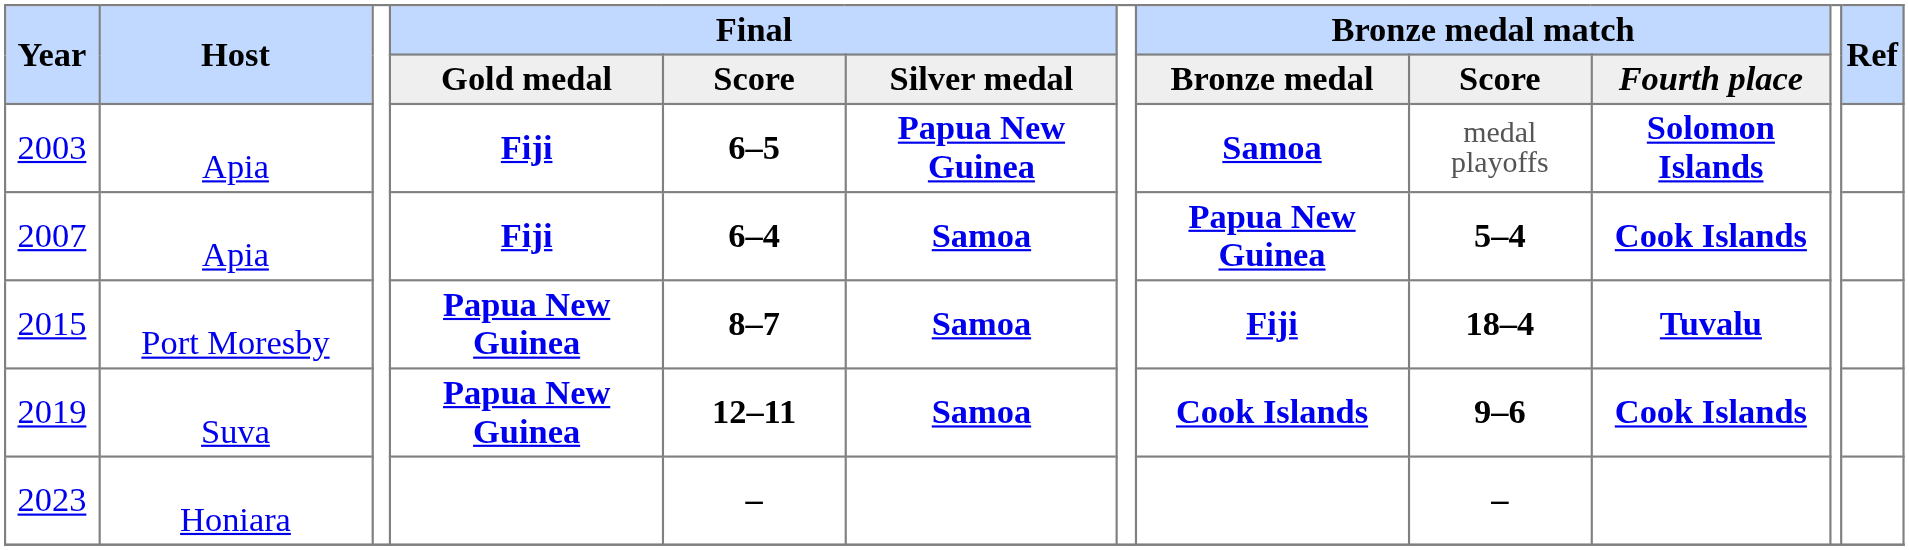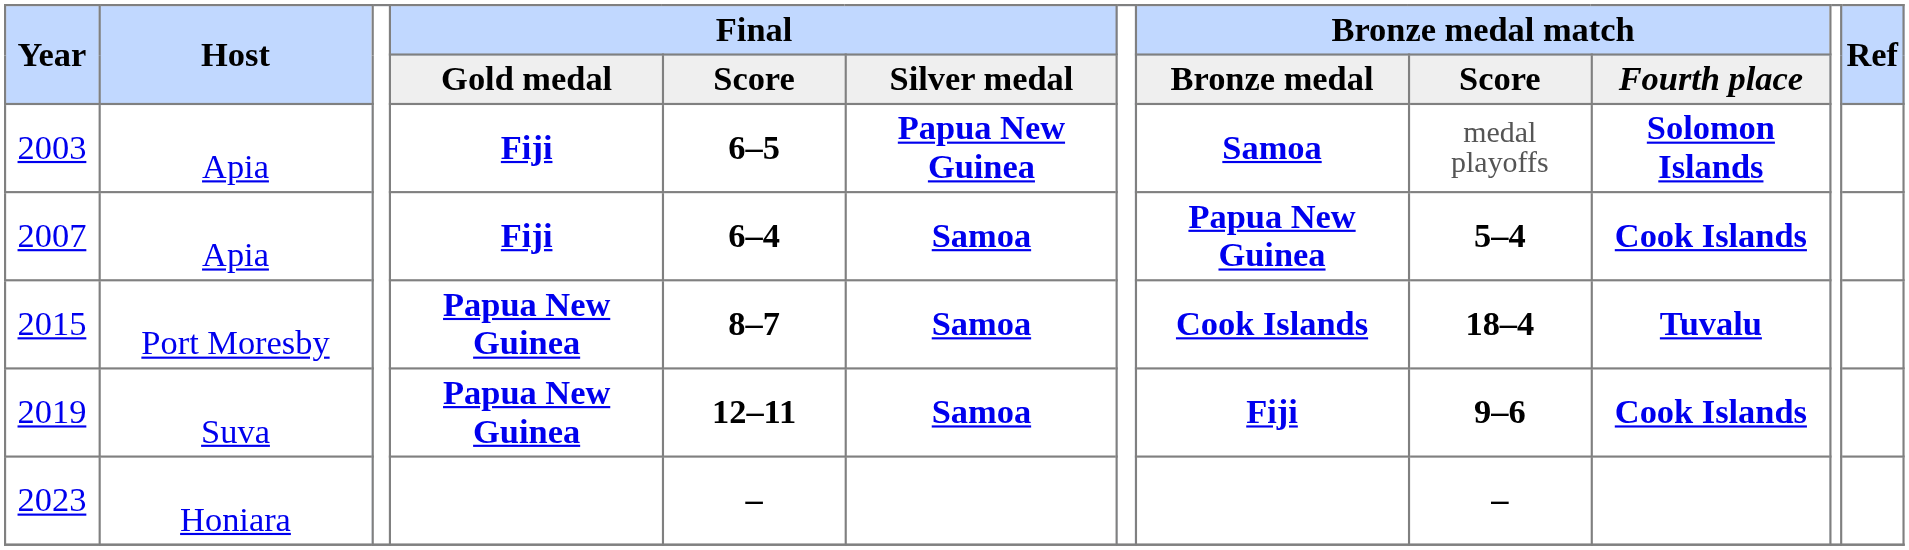(1272, 323) Fiji -> (1272, 323) Cook Islands
(1272, 411) Cook Islands -> (1272, 411) Fiji
